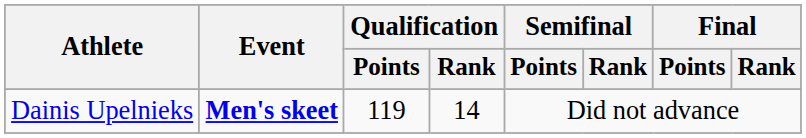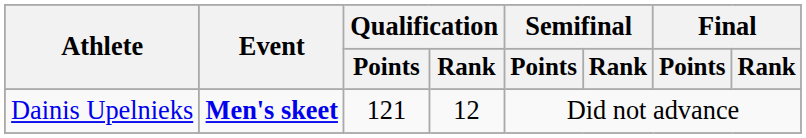(386, 111) 119 -> (386, 111) 121
(466, 111) 14 -> (466, 111) 12
